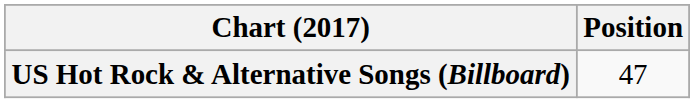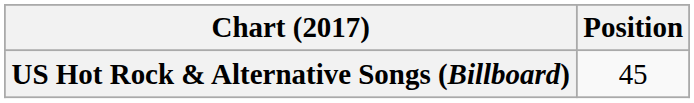(633, 73) 47 -> (633, 73) 45
